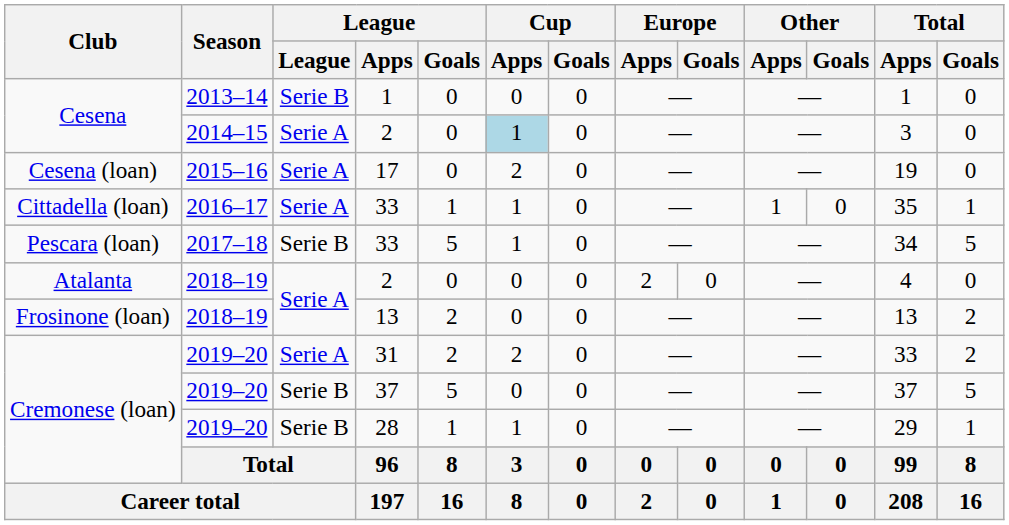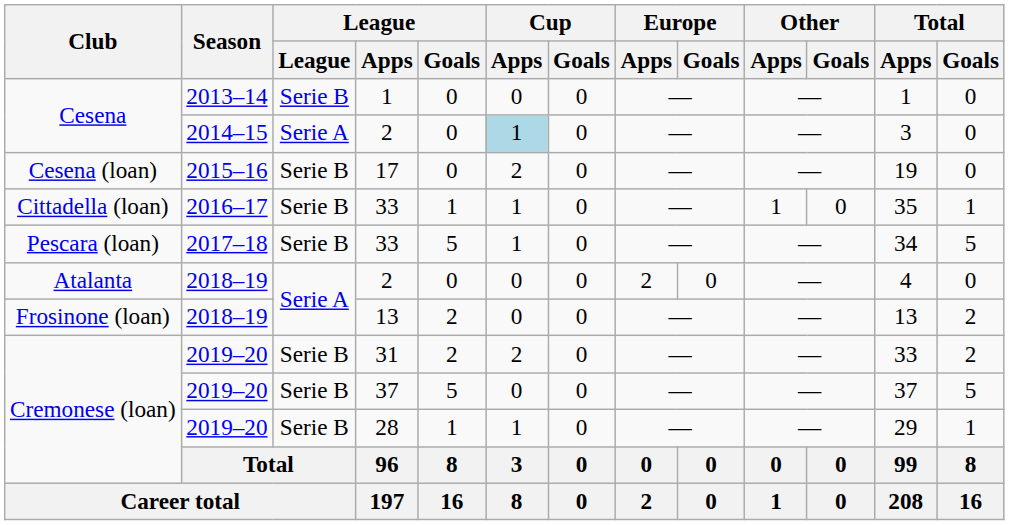(314, 170) Serie A -> (314, 170) Serie B
(314, 206) Serie A -> (314, 206) Serie B
(314, 354) Serie A -> (314, 354) Serie B
